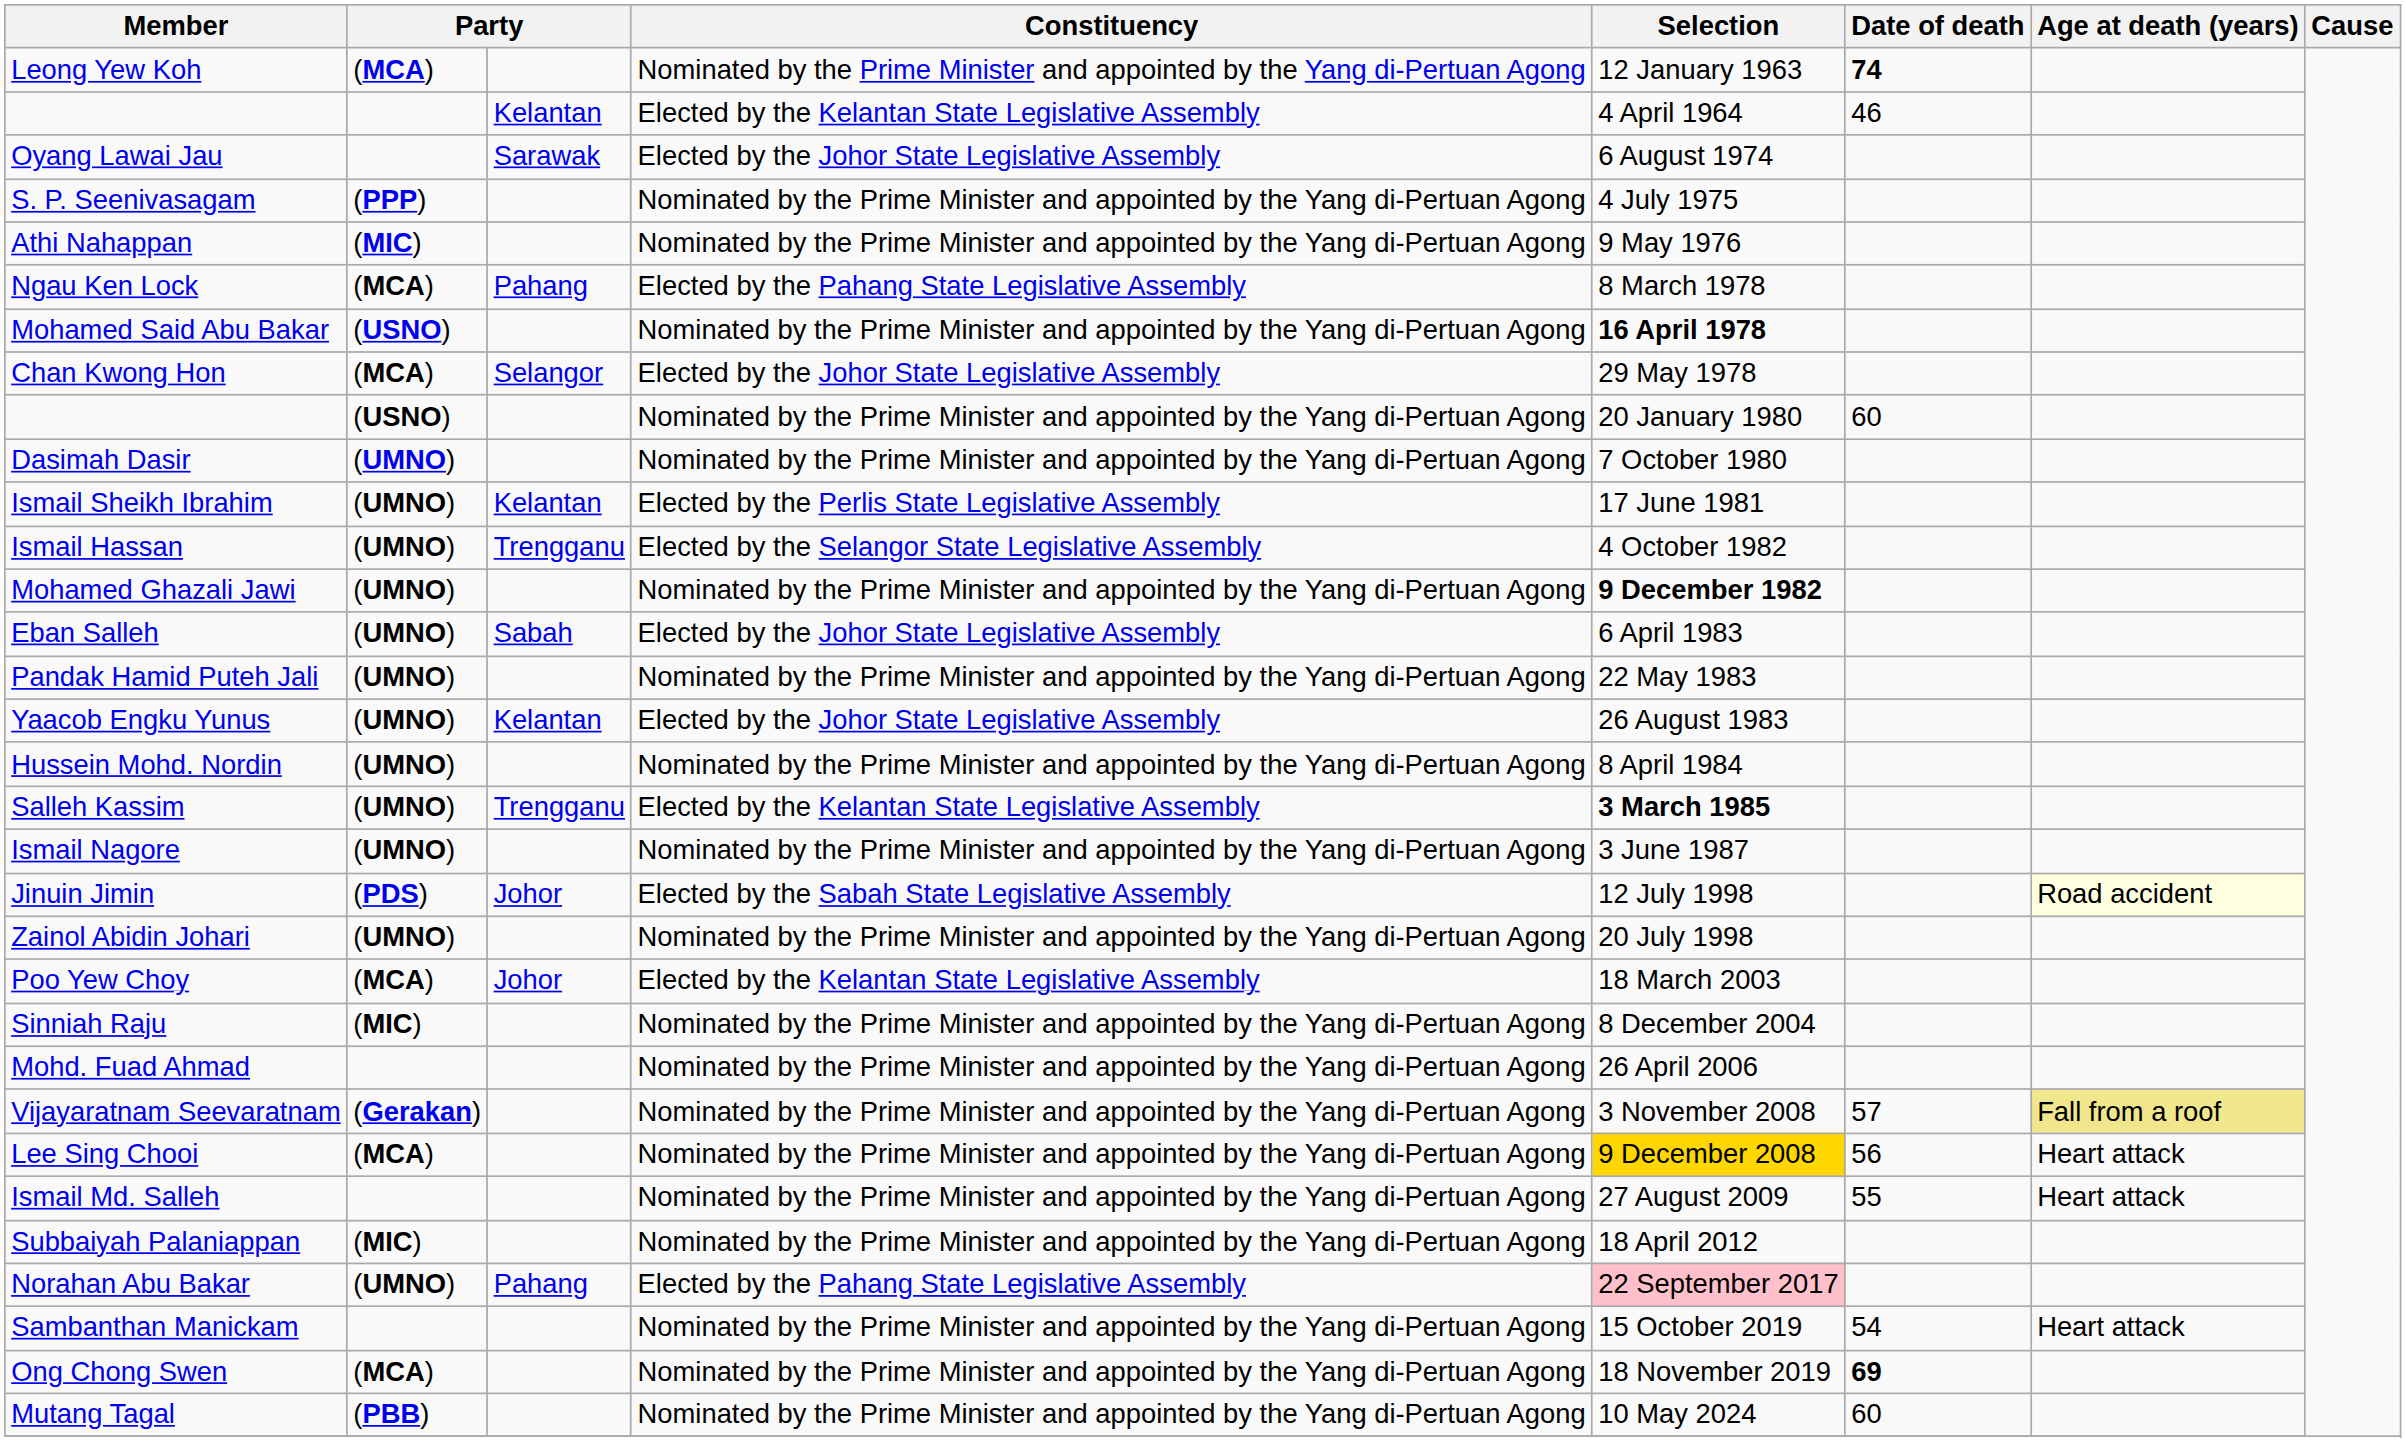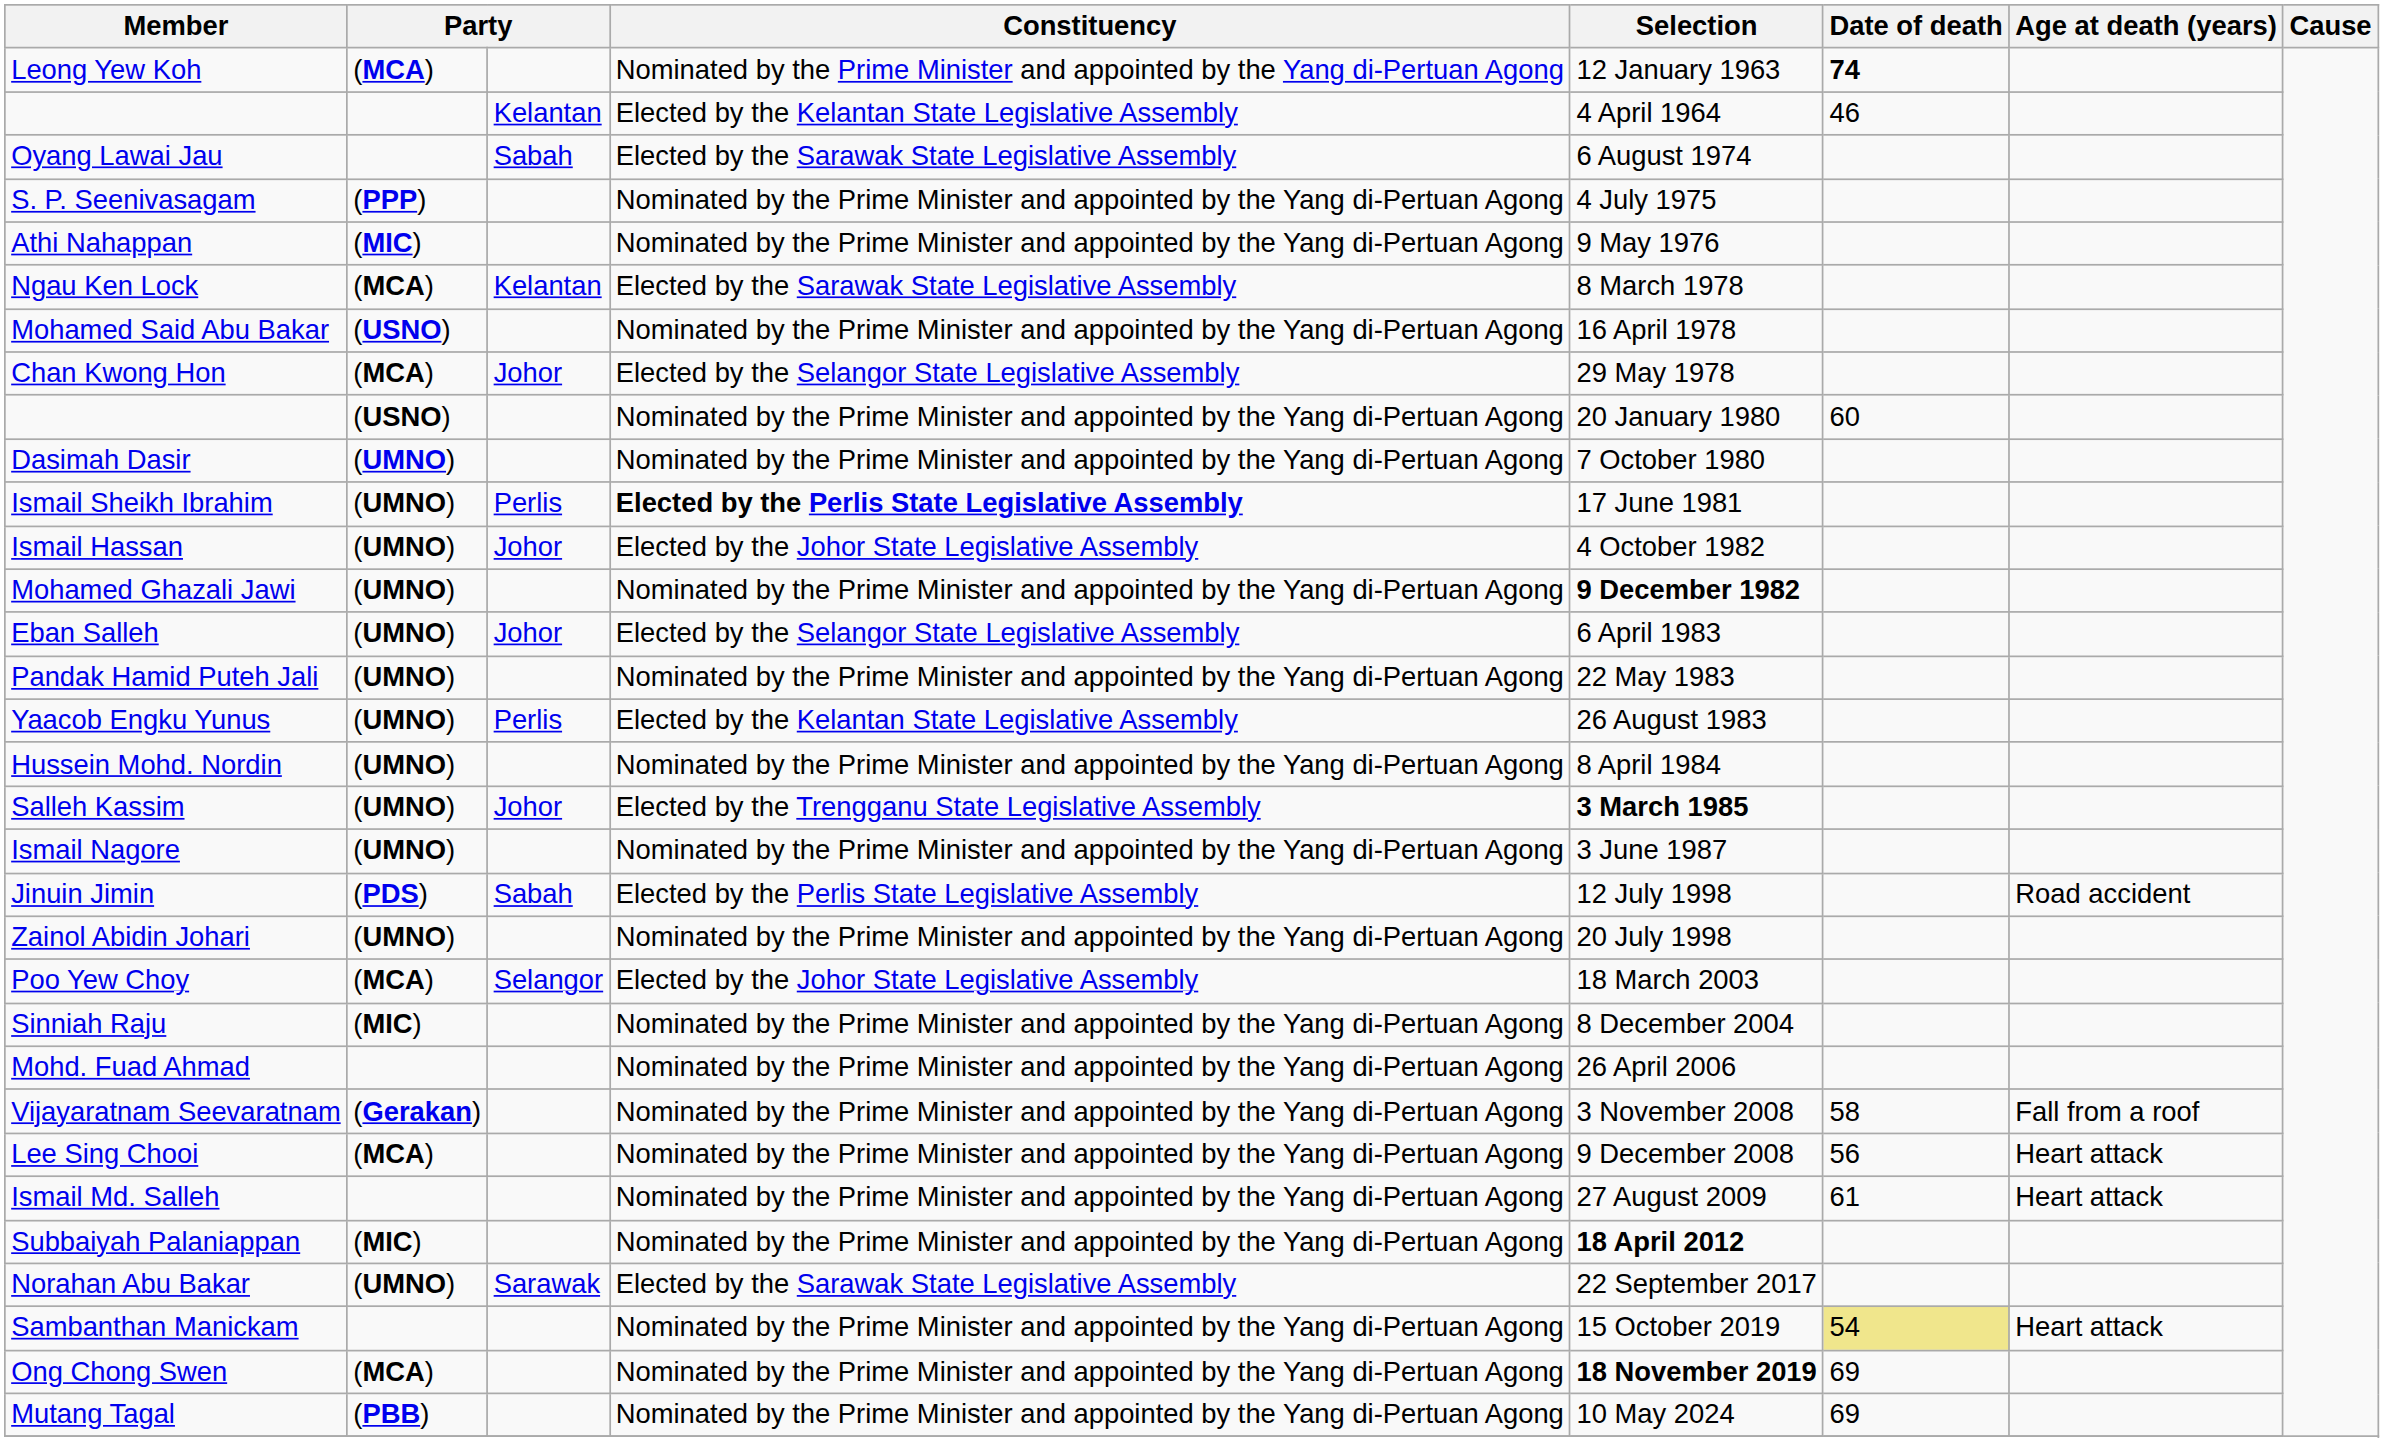(547, 156) Sarawak -> (533, 156) Sabah
(929, 156) Elected by the Johor State Legislative Assembly -> (926, 156) Elected by the Sarawak State Legislative Assembly
(541, 286) Pahang -> (548, 286) Kelantan
(942, 286) Elected by the Pahang State Legislative Assembly -> (926, 286) Elected by the Sarawak State Legislative Assembly
(1682, 329) bold -> (1656, 329) normal
(548, 373) Selangor -> (528, 373) Johor
(929, 373) Elected by the Johor State Legislative Assembly -> (928, 373) Elected by the Selangor State Legislative Assembly
(548, 503) Kelantan -> (528, 503) Perlis
(929, 503) normal -> (929, 503) bold
(559, 546) Trengganu -> (528, 546) Johor
(949, 546) Elected by the Selangor State Legislative Assembly -> (907, 546) Elected by the Johor State Legislative Assembly
(533, 633) Sabah -> (528, 633) Johor
(929, 633) Elected by the Johor State Legislative Assembly -> (928, 633) Elected by the Selangor State Legislative Assembly
(548, 720) Kelantan -> (528, 720) Perlis
(929, 720) Elected by the Johor State Legislative Assembly -> (927, 720) Elected by the Kelantan State Legislative Assembly
(559, 807) Trengganu -> (528, 807) Johor
(949, 807) Elected by the Kelantan State Legislative Assembly -> (938, 807) Elected by the Trengganu State Legislative Assembly
(528, 894) Johor -> (533, 894) Sabah
(934, 894) Elected by the Sabah State Legislative Assembly -> (907, 894) Elected by the Perlis State Legislative Assembly
(2125, 894) lightyellow background -> (2103, 894) no background
(528, 980) Johor -> (548, 980) Selangor
(949, 980) Elected by the Kelantan State Legislative Assembly -> (907, 980) Elected by the Johor State Legislative Assembly
(1866, 1110) 57 -> (1845, 1110) 58
(2129, 1110) khaki background -> (2107, 1110) no background
(1707, 1154) gold background -> (1685, 1154) no background
(1866, 1197) 55 -> (1845, 1197) 61
(1678, 1241) normal -> (1660, 1241) bold
(541, 1284) Pahang -> (547, 1284) Sarawak
(942, 1284) Elected by the Pahang State Legislative Assembly -> (926, 1284) Elected by the Sarawak State Legislative Assembly
(1718, 1284) pink background -> (1697, 1284) no background
(1866, 1327) no background -> (1845, 1327) khaki background
(1715, 1371) normal -> (1697, 1371) bold
(1866, 1371) bold -> (1845, 1371) normal
(1866, 1414) 60 -> (1845, 1414) 69
